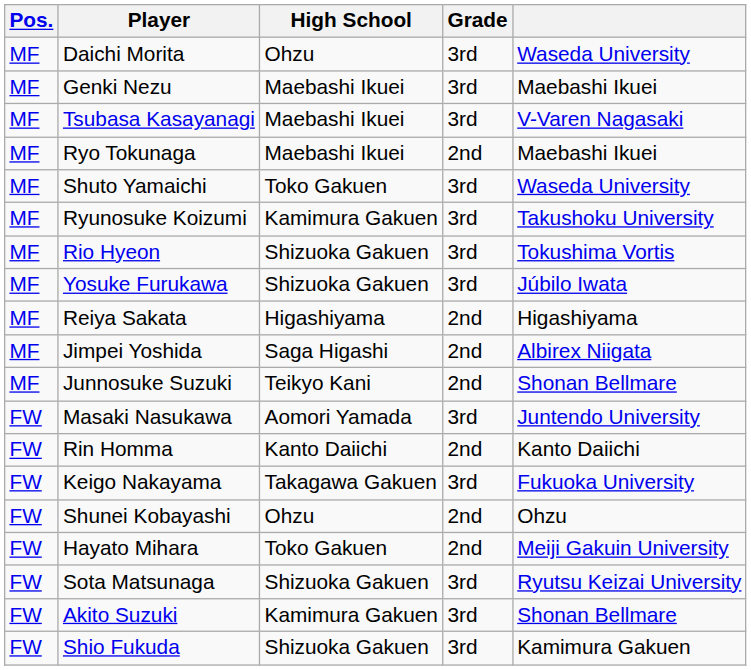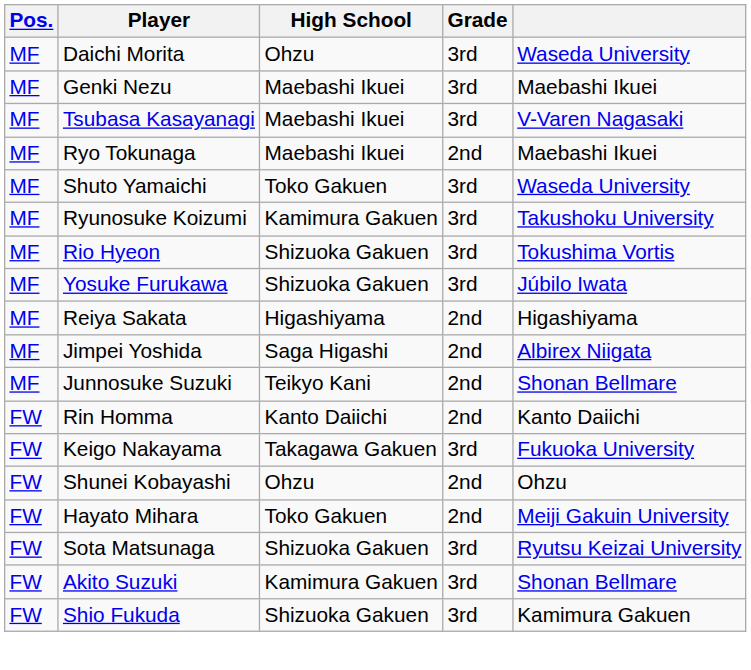- row: (147, 416)
